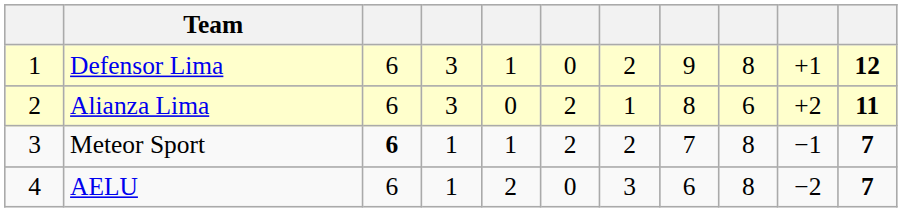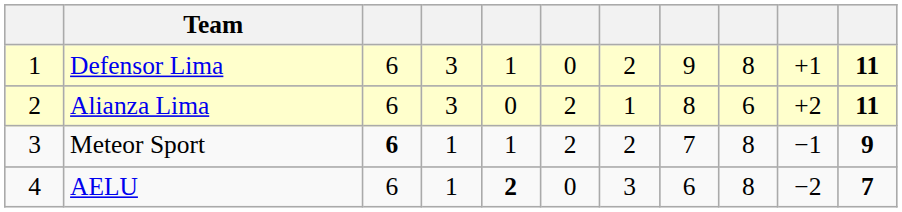(867, 65) 12 -> (867, 65) 11
(867, 145) 7 -> (867, 145) 9
(511, 186) normal -> (511, 186) bold
